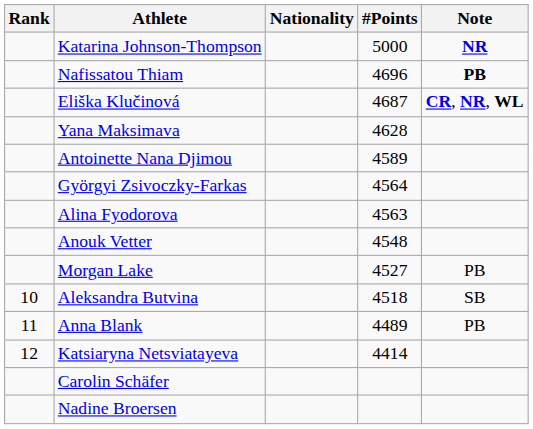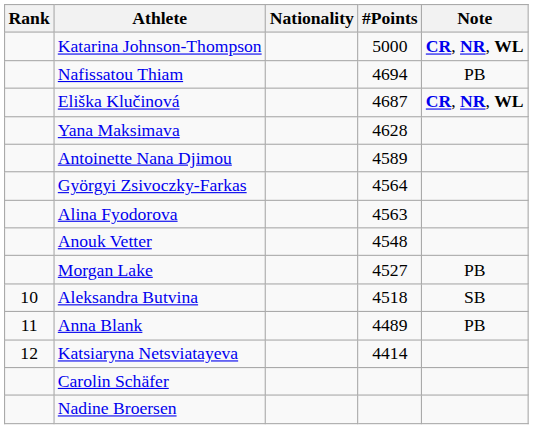(475, 46) NR -> (475, 46) CR, NR, WL
(390, 74) 4696 -> (390, 74) 4694
(475, 74) bold -> (475, 74) normal
